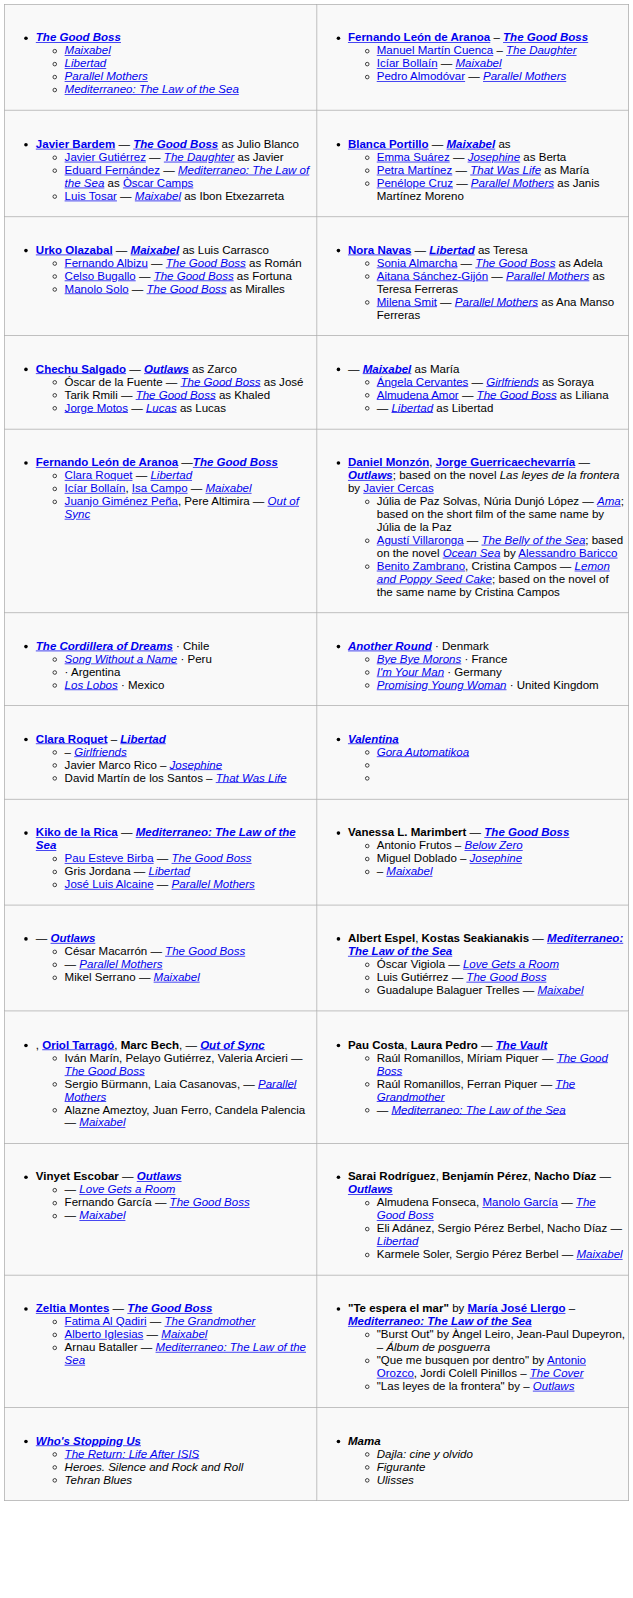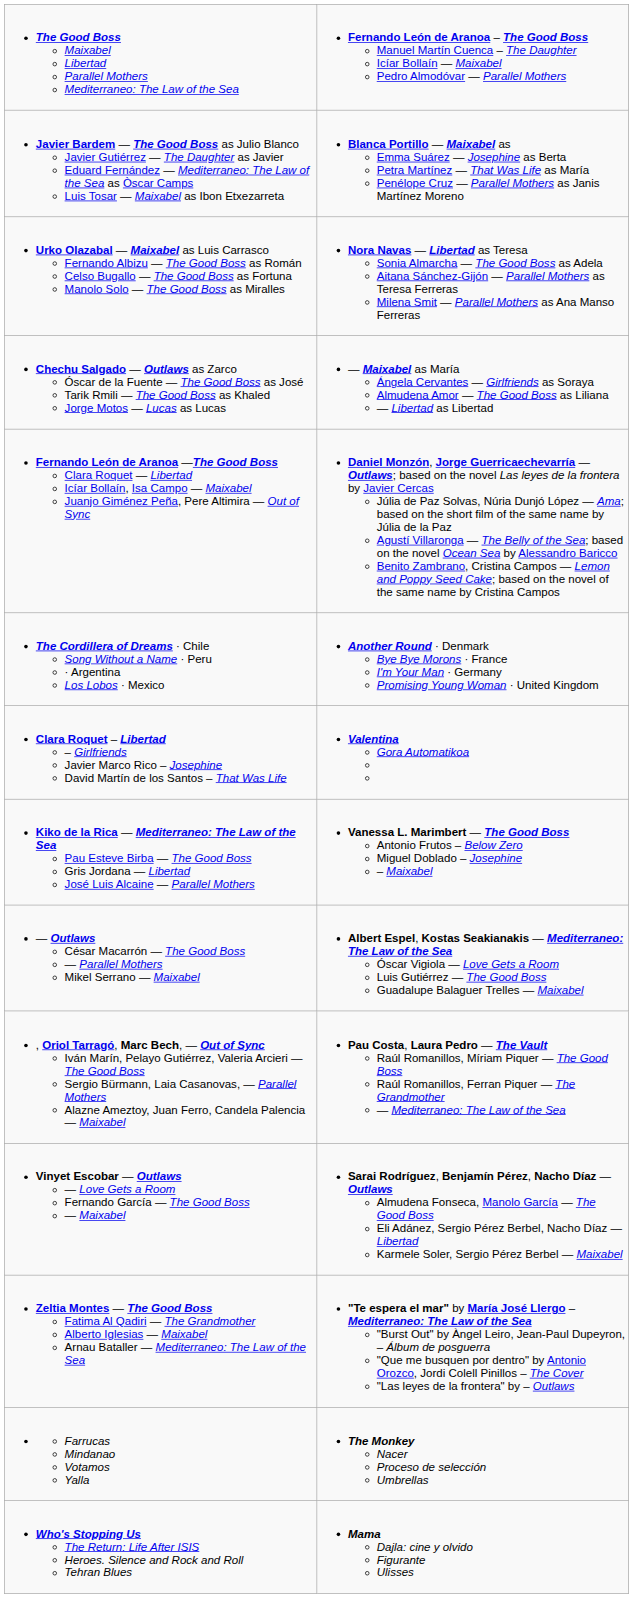+ row: (160, 1460)
